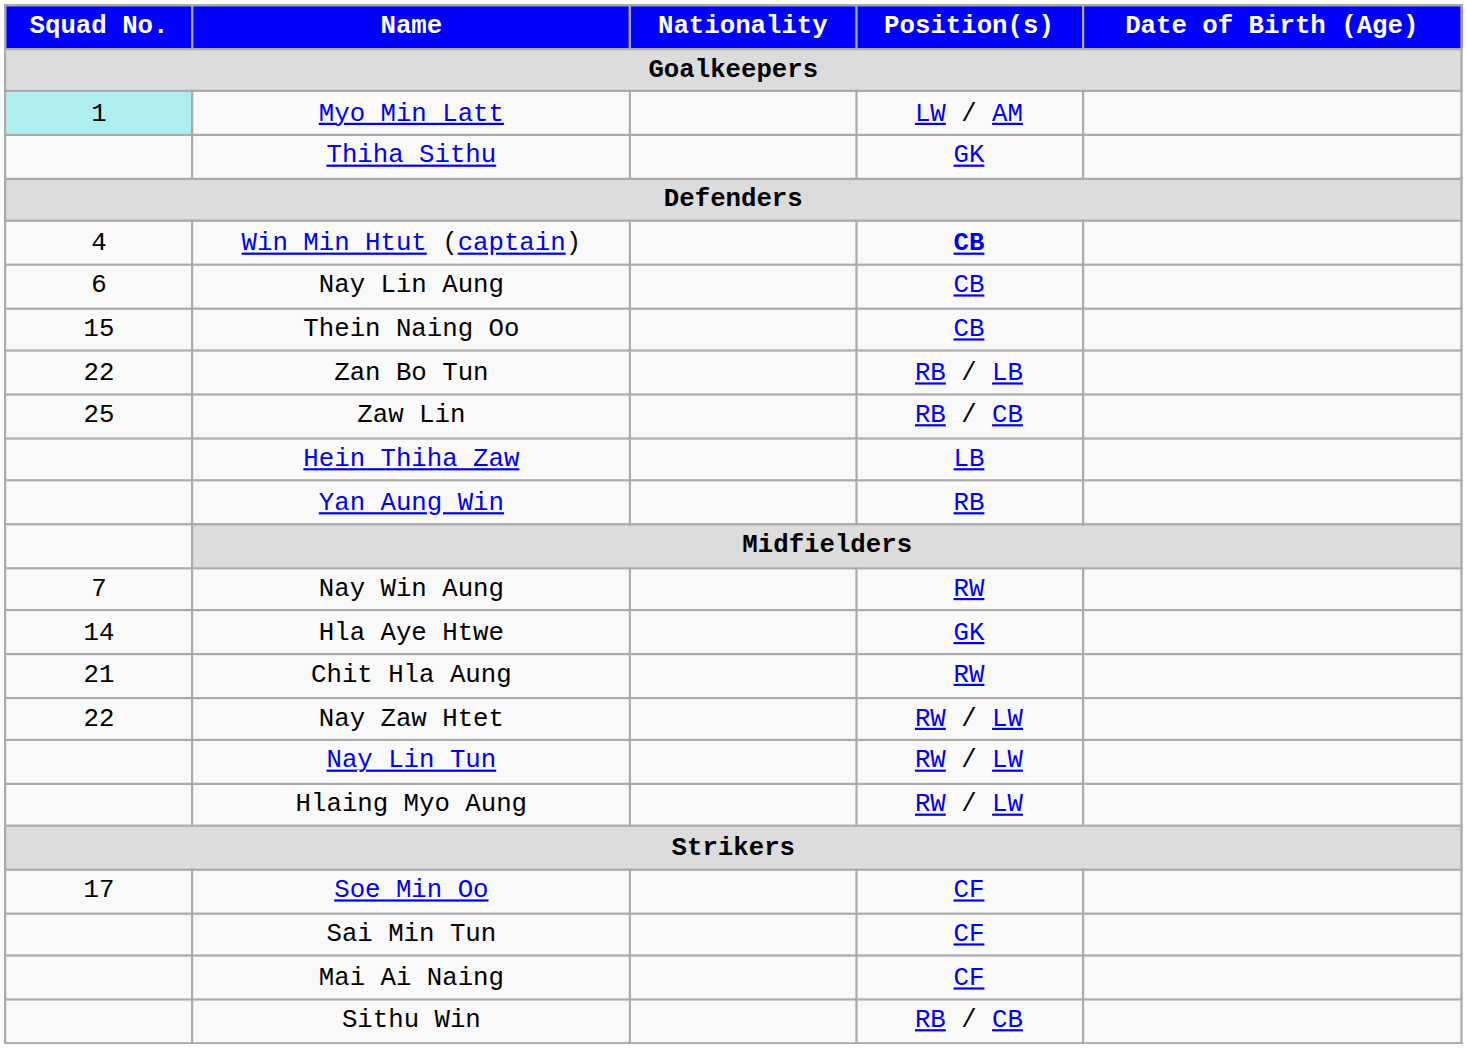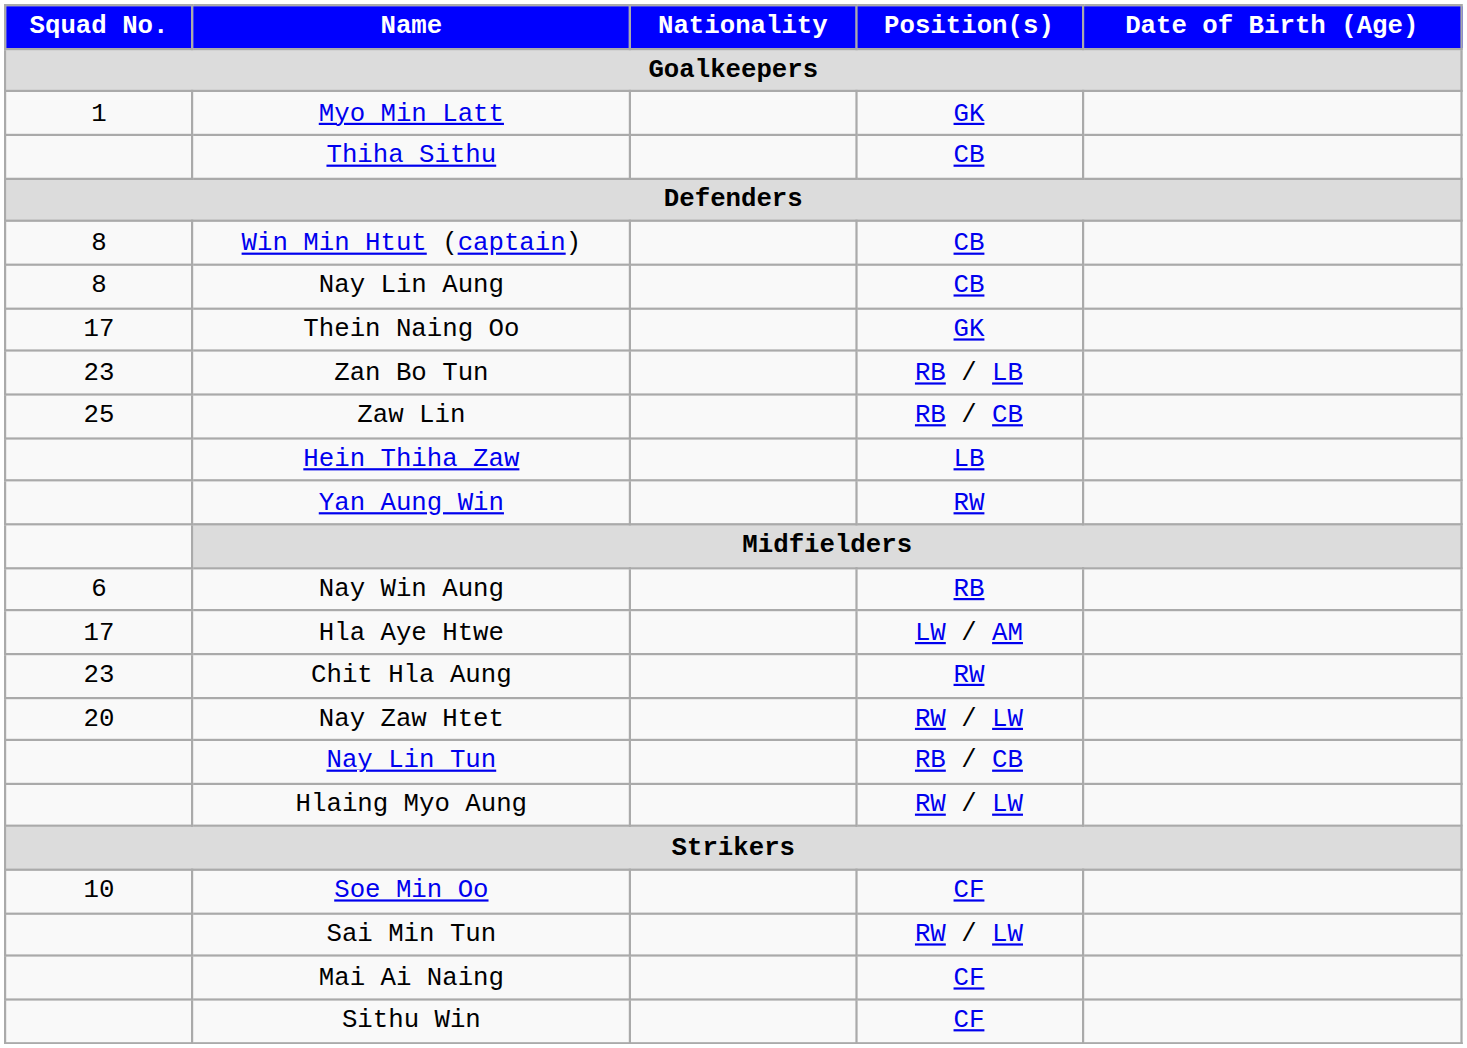(99, 113) paleturquoise background -> (99, 113) no background
(969, 113) LW / AM -> (969, 113) GK
(969, 156) GK -> (969, 156) CB
(99, 243) 4 -> (99, 243) 8
(969, 243) bold -> (969, 243) normal
(99, 286) 6 -> (99, 286) 8
(99, 329) 15 -> (99, 329) 17
(969, 329) CB -> (969, 329) GK
(99, 372) 22 -> (99, 372) 23
(969, 502) RB -> (969, 502) RW
(99, 589) 7 -> (99, 589) 6
(969, 589) RW -> (969, 589) RB
(99, 632) 14 -> (99, 632) 17
(969, 632) GK -> (969, 632) LW / AM
(99, 675) 21 -> (99, 675) 23
(99, 718) 22 -> (99, 718) 20
(969, 762) RW / LW -> (969, 762) RB / CB
(99, 891) 17 -> (99, 891) 10
(969, 935) CF -> (969, 935) RW / LW
(969, 1021) RB / CB -> (969, 1021) CF
